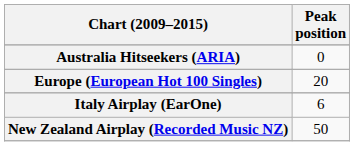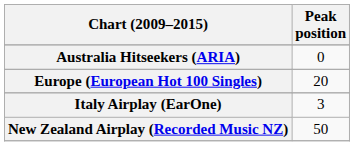(321, 104) 6 -> (321, 104) 3
